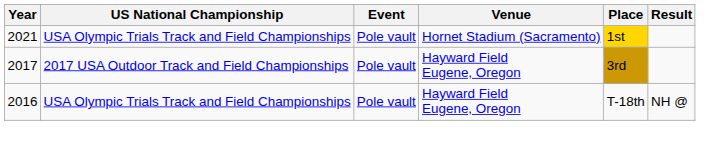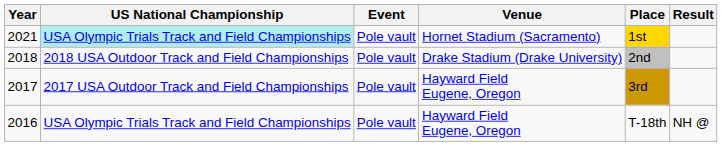(197, 36) no background -> (197, 36) paleturquoise background
+ row: (22, 57)
